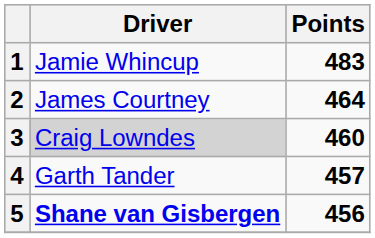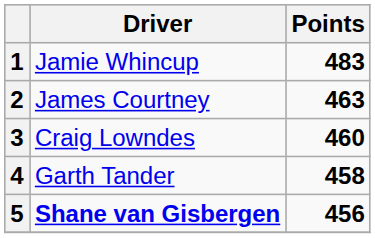(345, 100) 464 -> (345, 100) 463
(115, 138) lightgrey background -> (115, 138) no background
(345, 176) 457 -> (345, 176) 458
